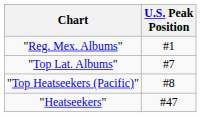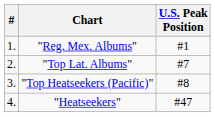+ column: (12, 20)
